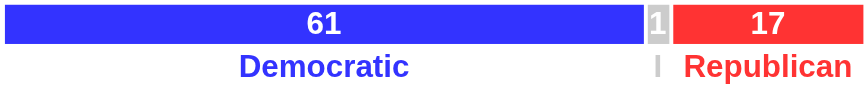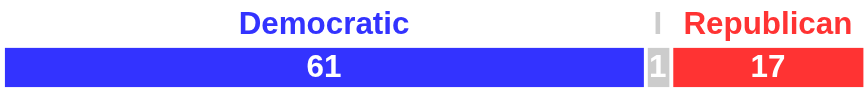rows swapped: (324, 23) <-> (324, 66)
